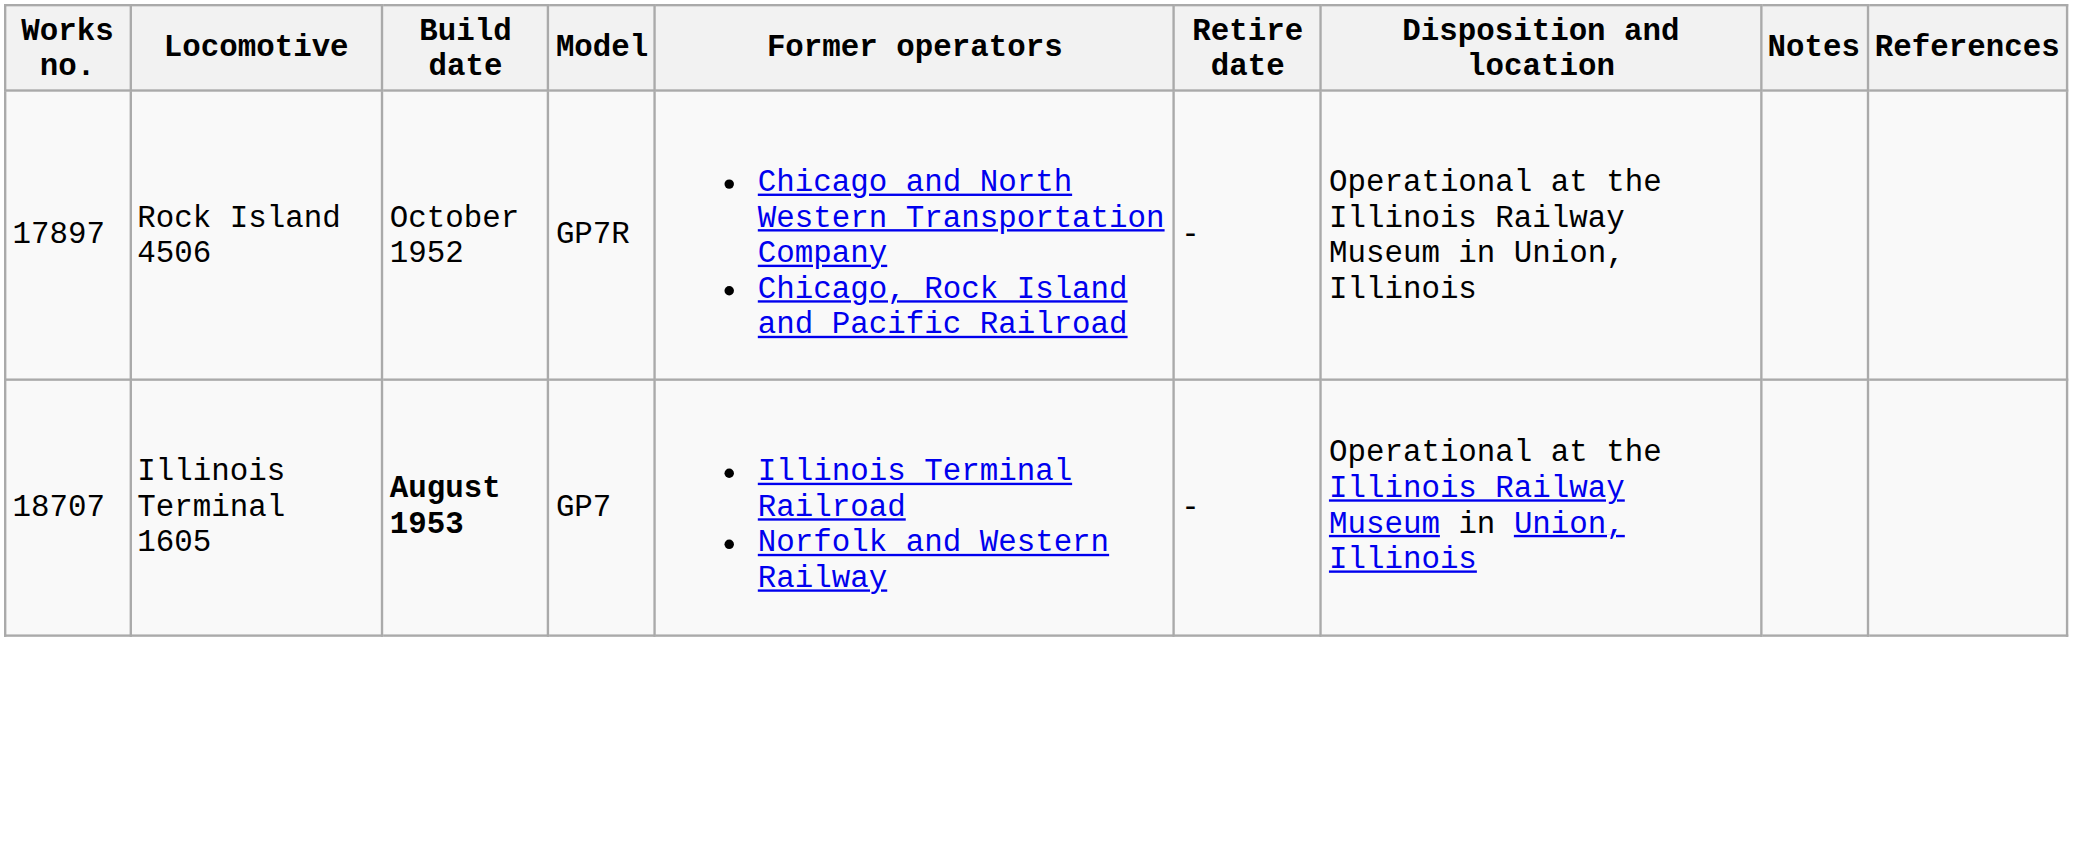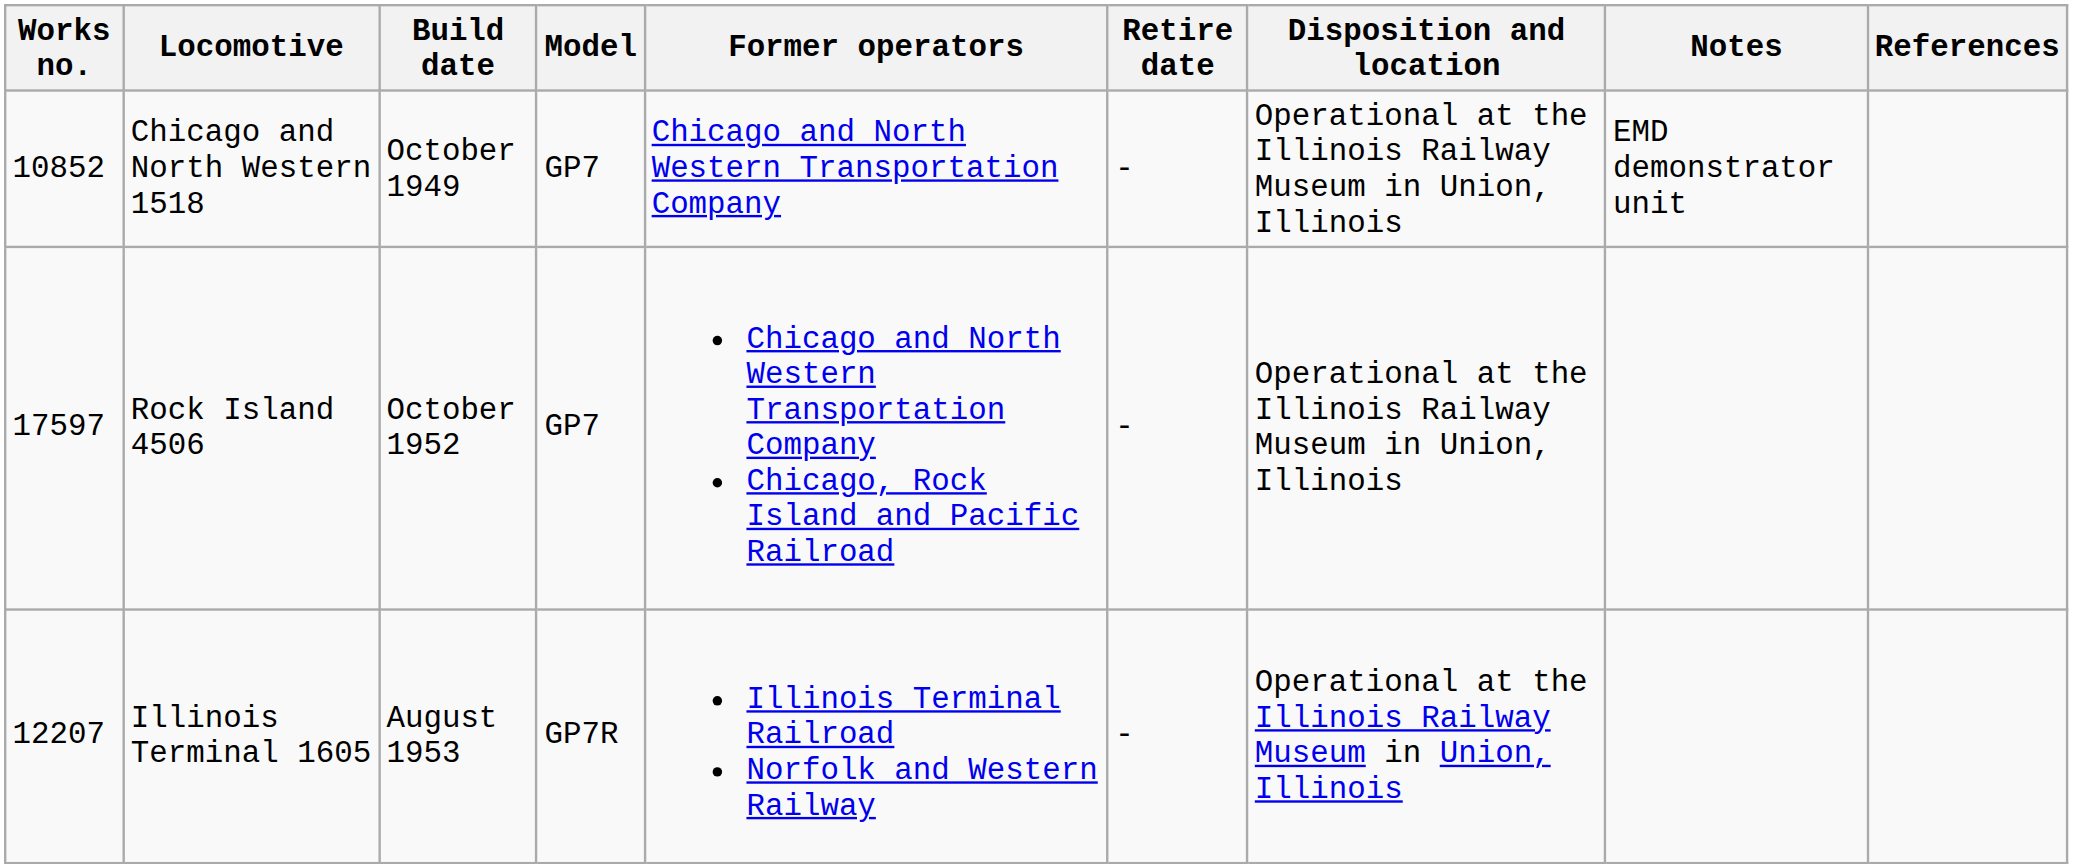+ row: (251, 169)
(59, 236) 17897 -> (59, 428) 17597
(593, 236) GP7R -> (572, 428) GP7
(59, 508) 18707 -> (59, 736) 12207
(445, 508) bold -> (442, 736) normal
(584, 508) GP7 -> (582, 736) GP7R
